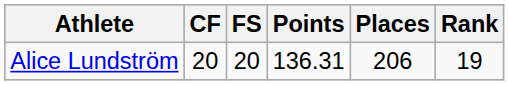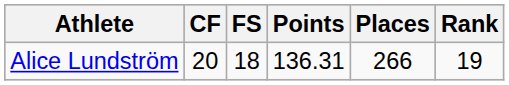(247, 61) 20 -> (247, 61) 18
(393, 61) 206 -> (393, 61) 266
